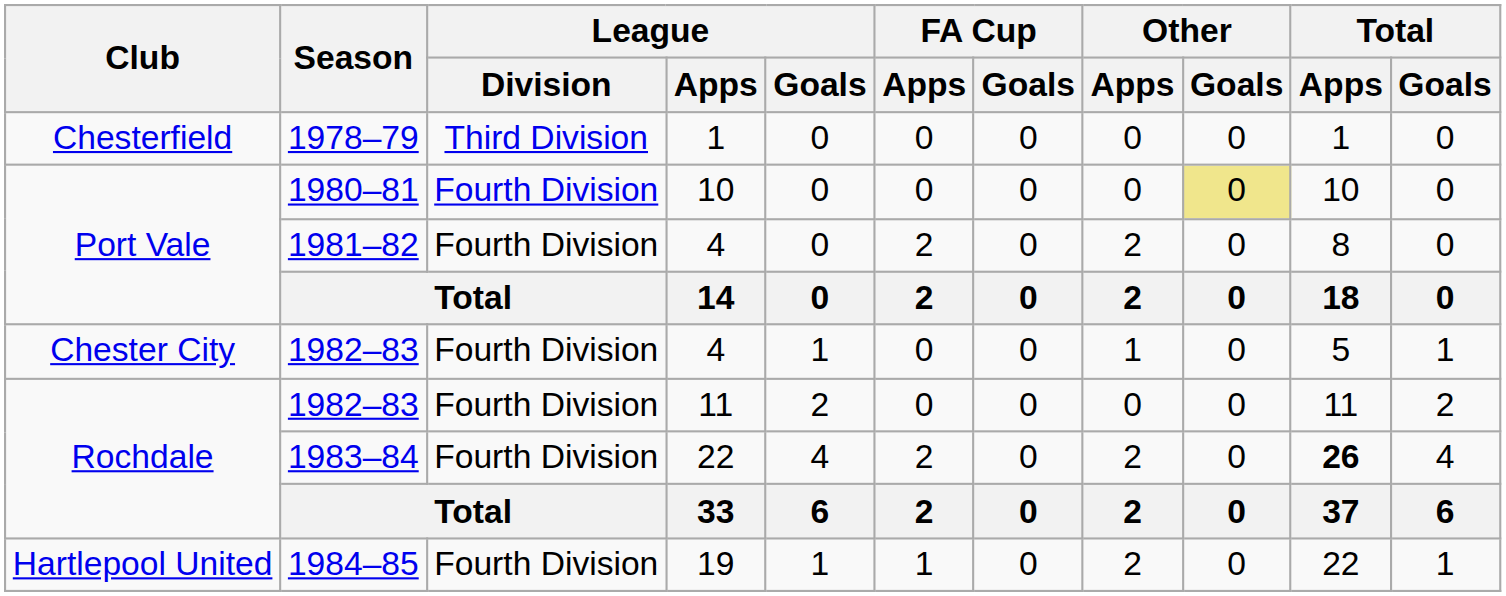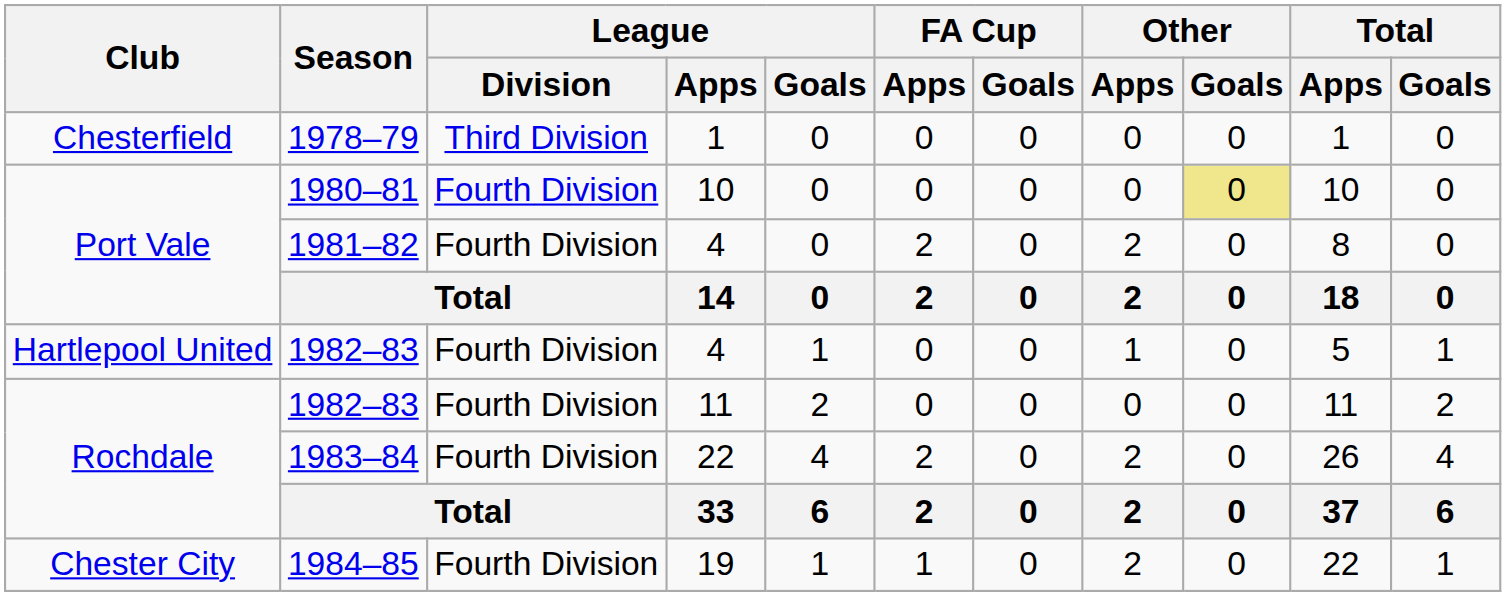(143, 350) Chester City -> (143, 350) Hartlepool United
(1341, 457) bold -> (1341, 457) normal
(143, 564) Hartlepool United -> (143, 564) Chester City
